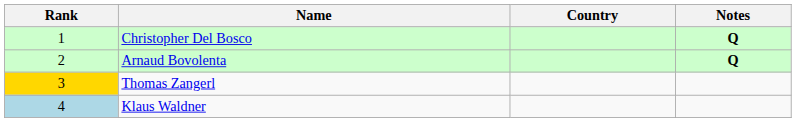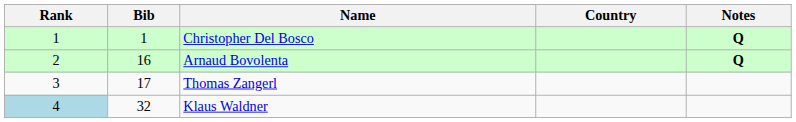+ column: (144, 15)
(61, 83) gold background -> (56, 83) no background
